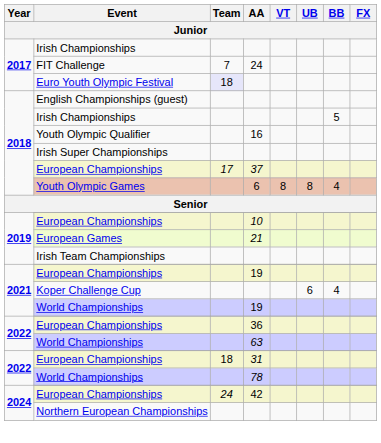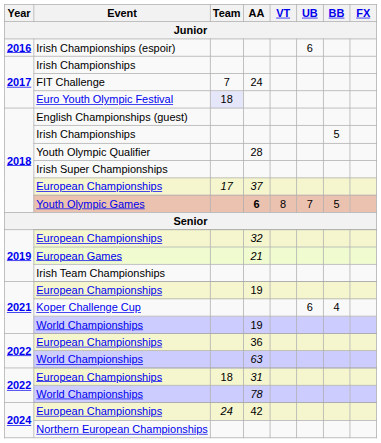+ row: (19, 48)
(256, 134) 16 -> (256, 152) 28
(256, 186) normal -> (256, 204) bold
(310, 186) 8 -> (310, 204) 7
(337, 186) 4 -> (337, 204) 5
(256, 221) 10 -> (256, 238) 32
